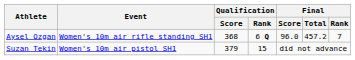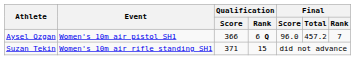(136, 35) Women's 10m air rifle standing SH1 -> (118, 35) Women's 10m air pistol SH1
(231, 35) 368 -> (231, 35) 366
(118, 48) Women's 10m air pistol SH1 -> (136, 48) Women's 10m air rifle standing SH1
(231, 48) 379 -> (231, 48) 371
